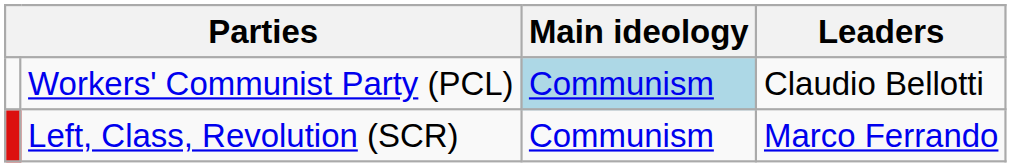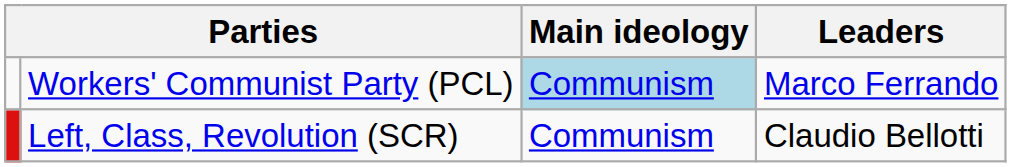(874, 84) Claudio Bellotti -> (881, 84) Marco Ferrando
(881, 136) Marco Ferrando -> (874, 136) Claudio Bellotti
